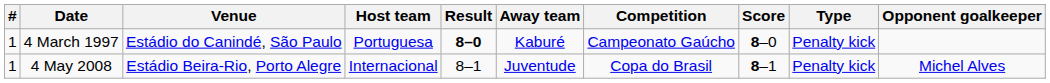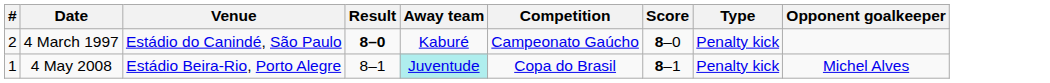- column: (393, 16)
(12, 41) 1 -> (12, 41) 2
(540, 66) no background -> (444, 66) paleturquoise background
